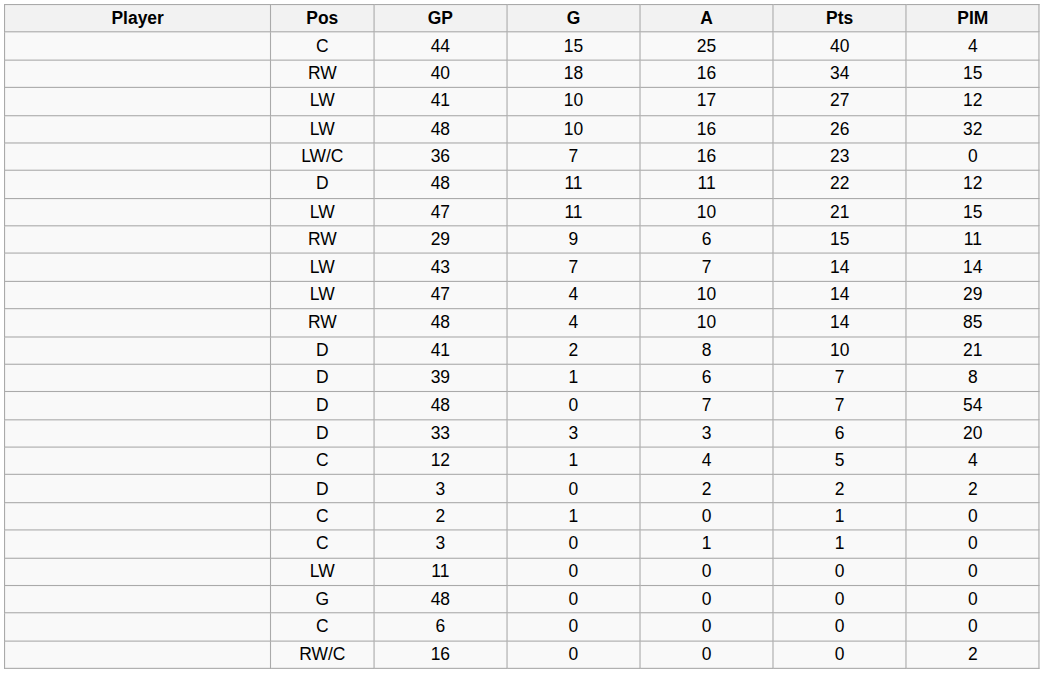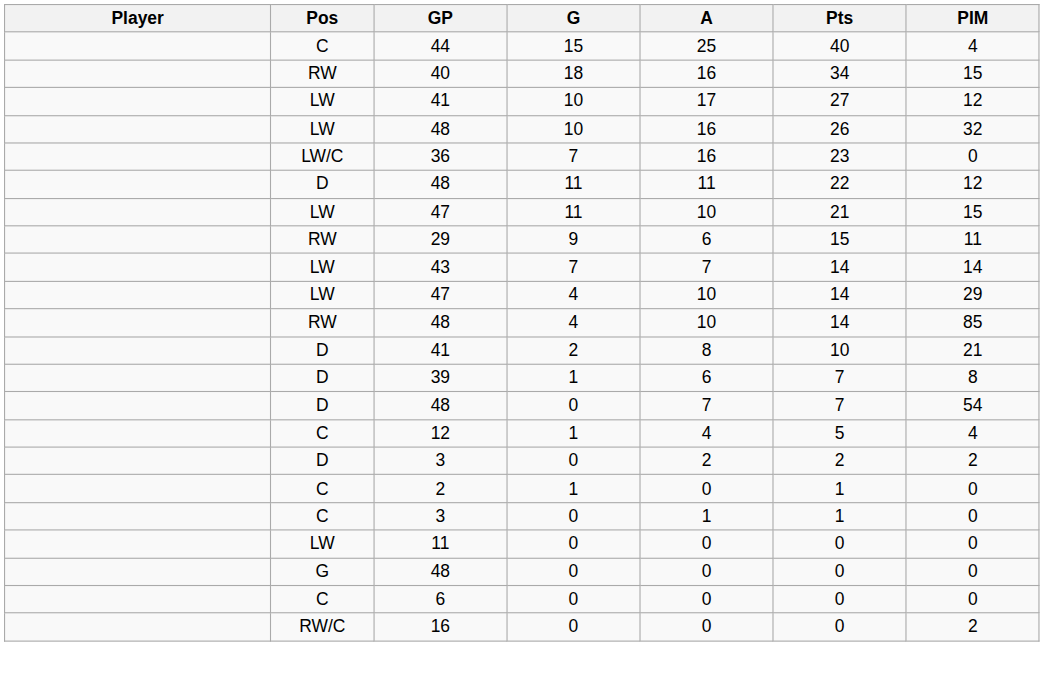- row: (440, 433)
